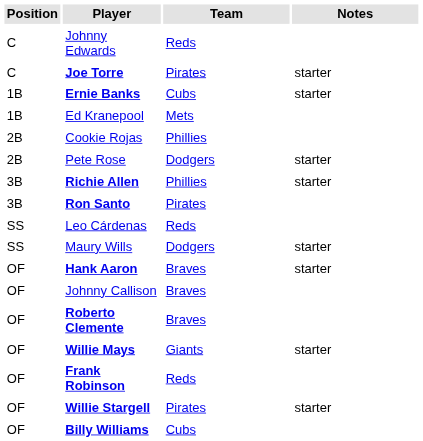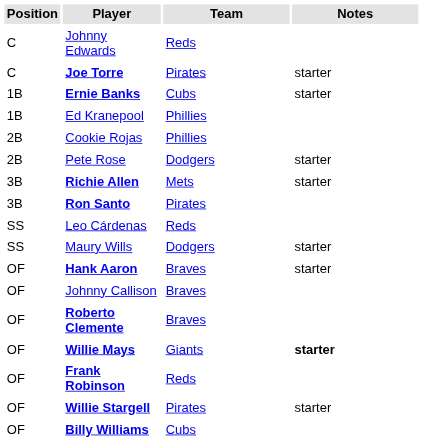(180, 116) Mets -> (186, 116) Phillies
(186, 181) Phillies -> (180, 181) Mets
(313, 349) normal -> (315, 349) bold
